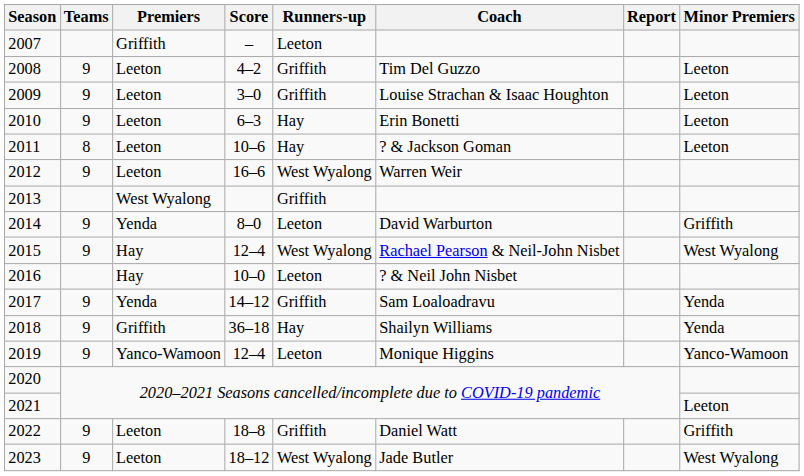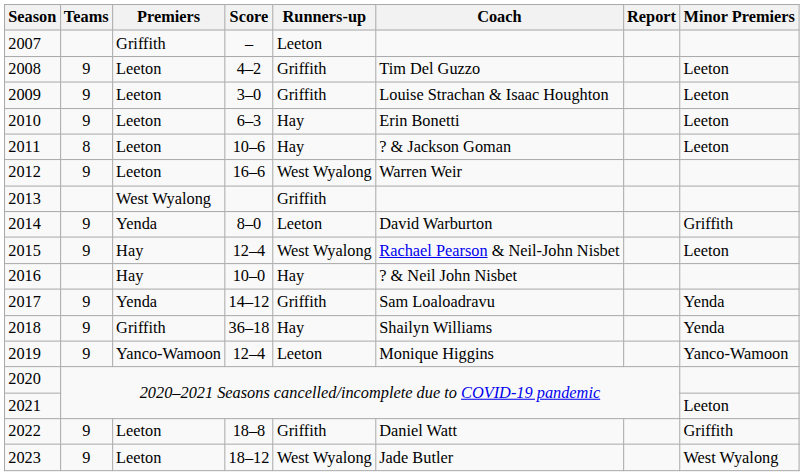(731, 250) West Wyalong -> (706, 250) Leeton
(300, 276) Leeton -> (290, 276) Hay
